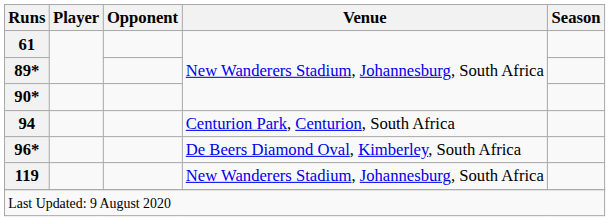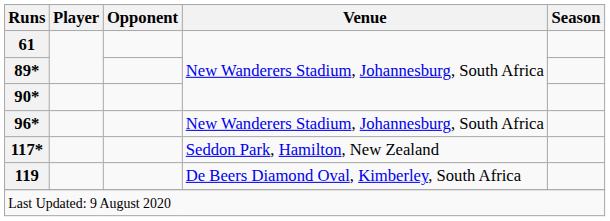- row: (27, 123)
(353, 149) De Beers Diamond Oval, Kimberley, South Africa -> (365, 123) New Wanderers Stadium, Johannesburg, South Africa
+ row: (27, 149)
(365, 176) New Wanderers Stadium, Johannesburg, South Africa -> (353, 176) De Beers Diamond Oval, Kimberley, South Africa
